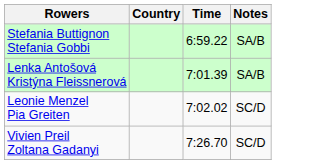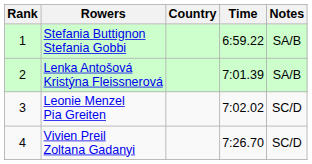+ column: (23, 14)
